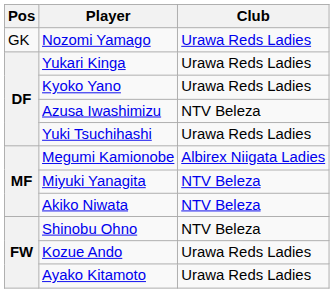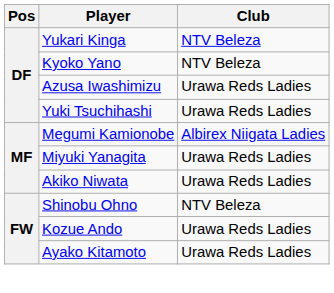- row: (96, 39)
(246, 63) Urawa Reds Ladies -> (221, 39) NTV Beleza
(246, 87) Urawa Reds Ladies -> (221, 63) NTV Beleza
(221, 110) NTV Beleza -> (246, 87) Urawa Reds Ladies
(221, 181) NTV Beleza -> (246, 157) Urawa Reds Ladies
(221, 205) NTV Beleza -> (246, 181) Urawa Reds Ladies
